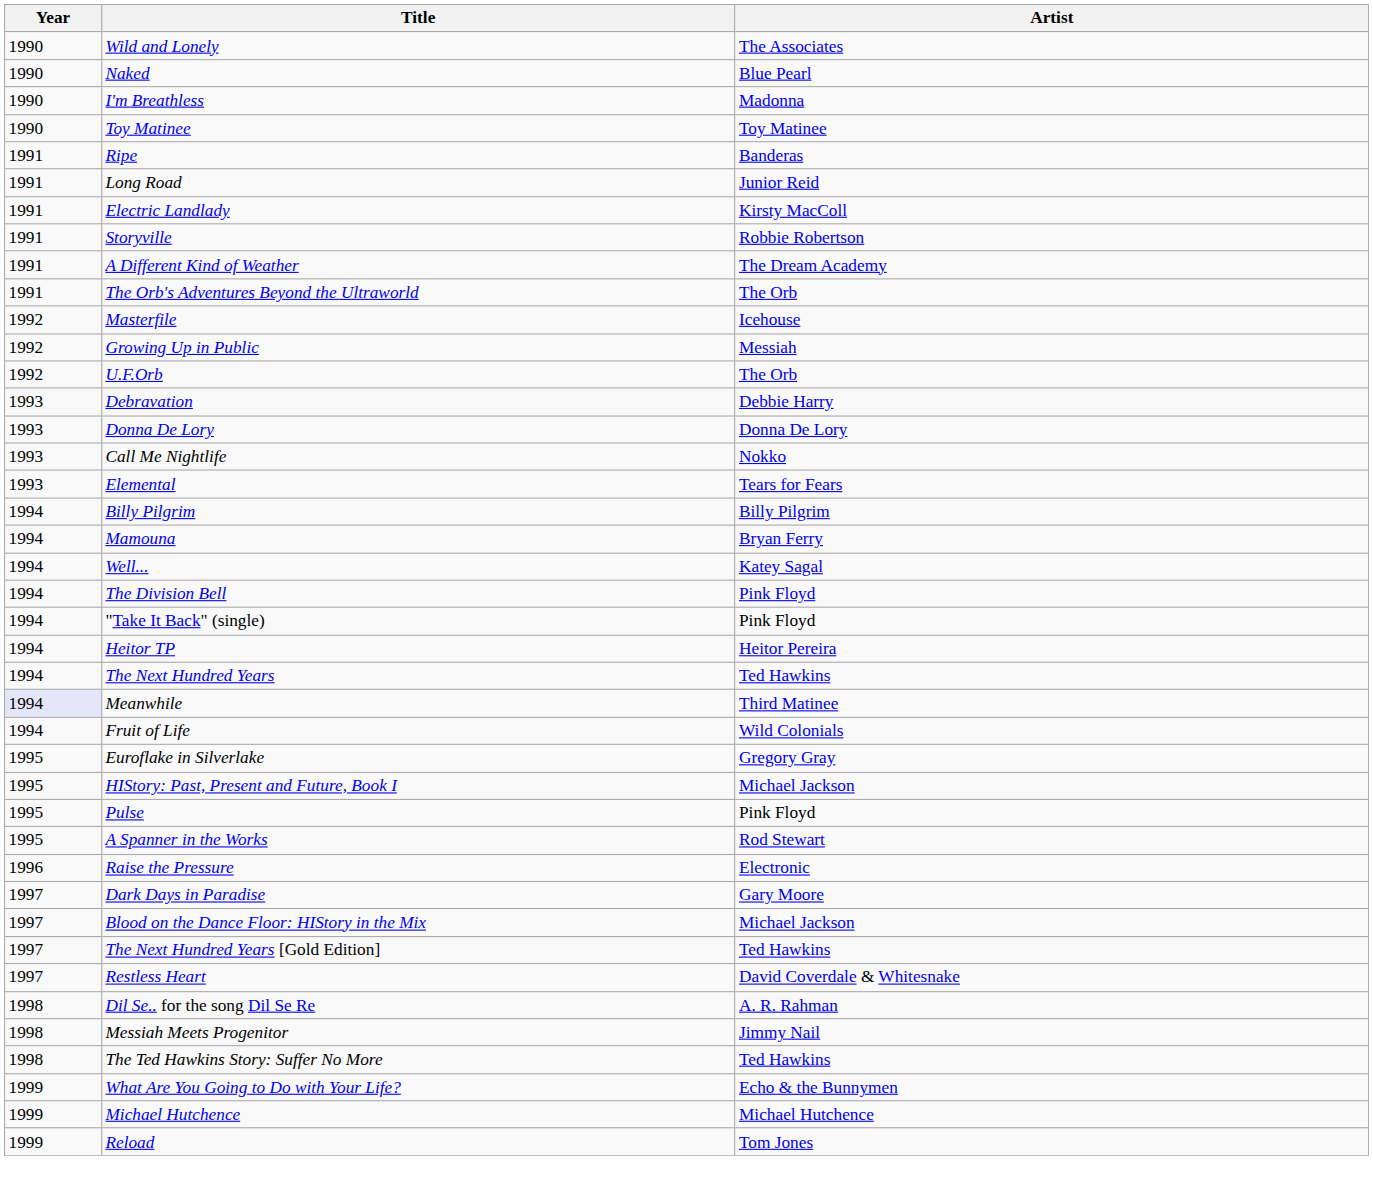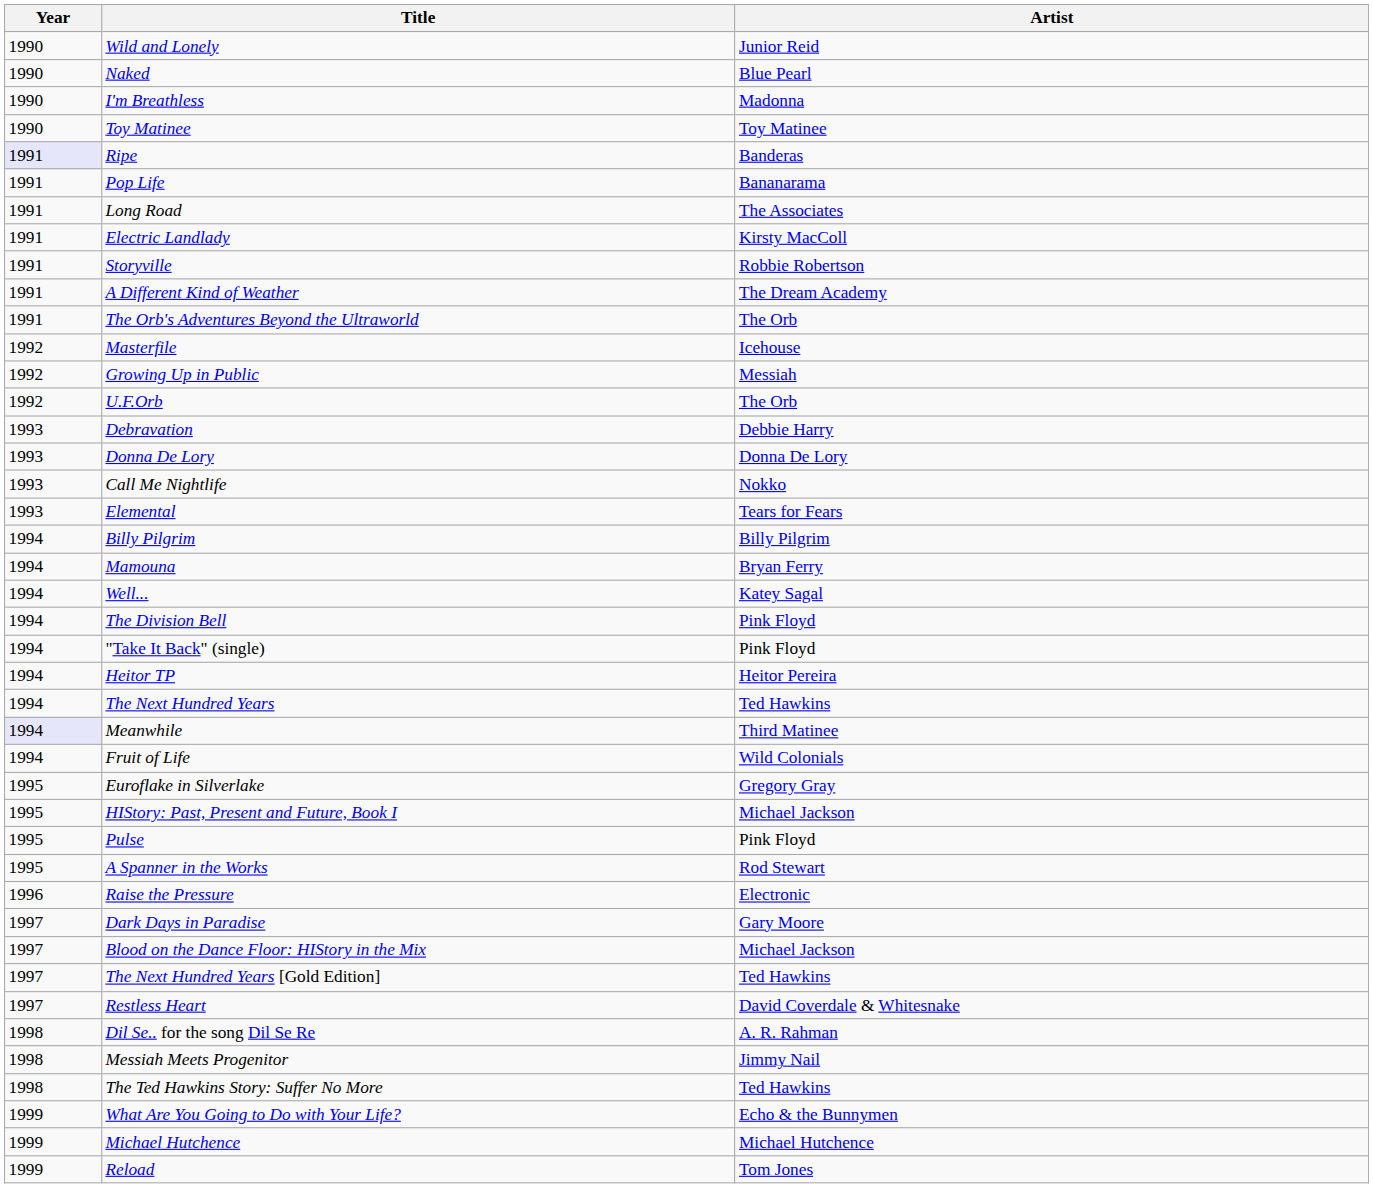(791, 45) The Associates -> (779, 45) Junior Reid
(26, 155) no background -> (26, 155) lavender background
+ row: (135, 182)
(779, 182) Junior Reid -> (791, 210) The Associates
